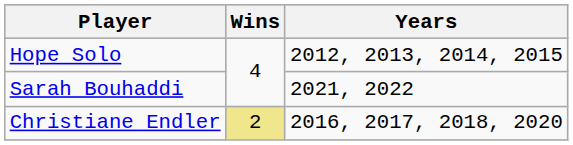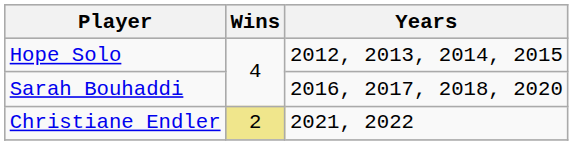(352, 89) 2021, 2022 -> (426, 89) 2016, 2017, 2018, 2020
(426, 123) 2016, 2017, 2018, 2020 -> (352, 123) 2021, 2022
